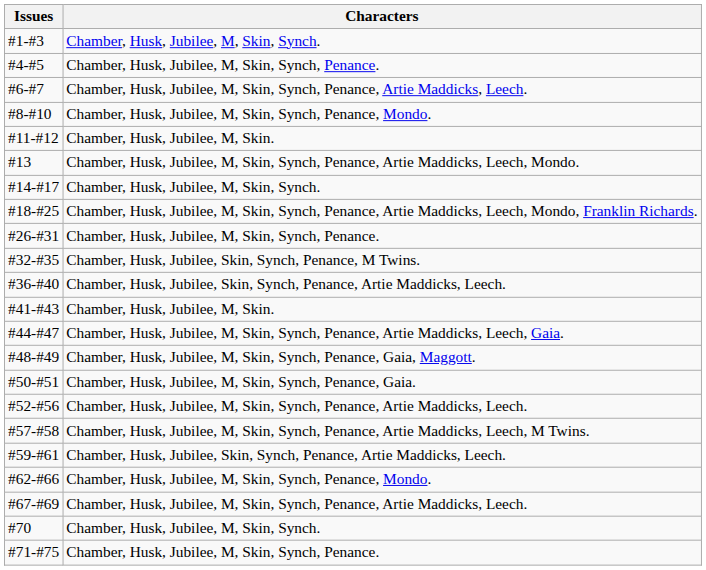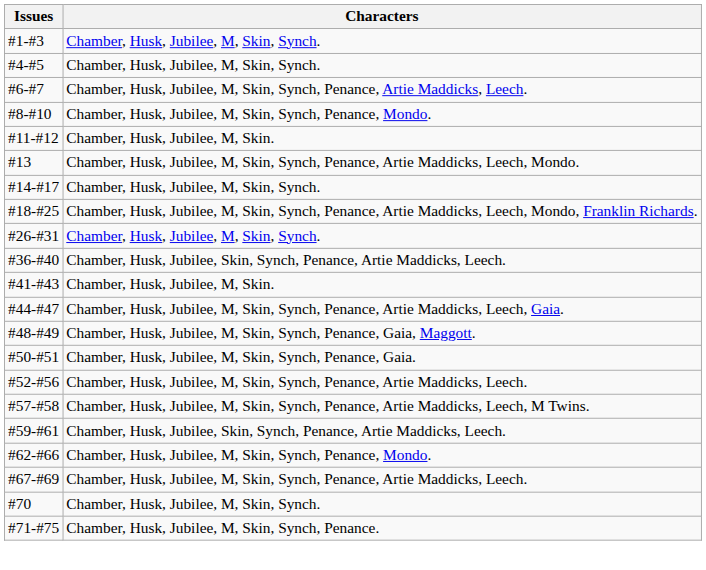(223, 65) Chamber, Husk, Jubilee, M, Skin, Synch, Penance. -> (193, 65) Chamber, Husk, Jubilee, M, Skin, Synch.
(223, 235) Chamber, Husk, Jubilee, M, Skin, Synch, Penance. -> (193, 235) Chamber, Husk, Jubilee, M, Skin, Synch.
- row: (34, 260)
